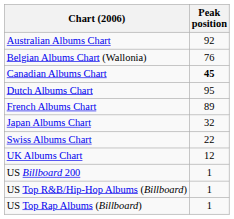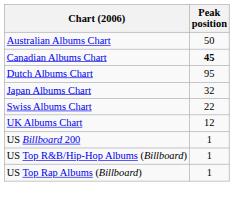(209, 40) 92 -> (209, 40) 50
- row: (77, 57)
- row: (51, 106)
